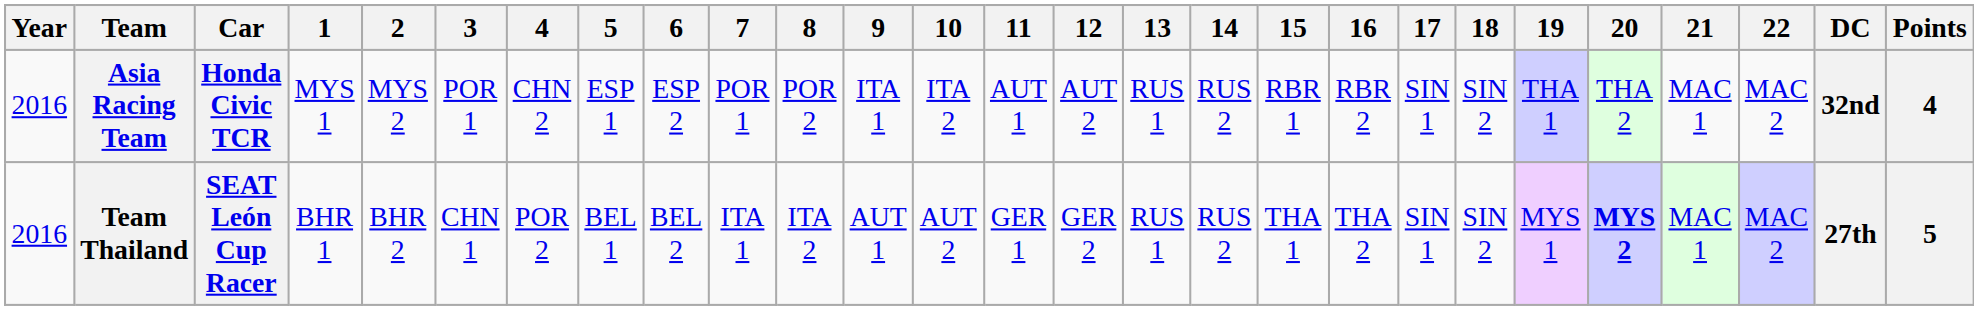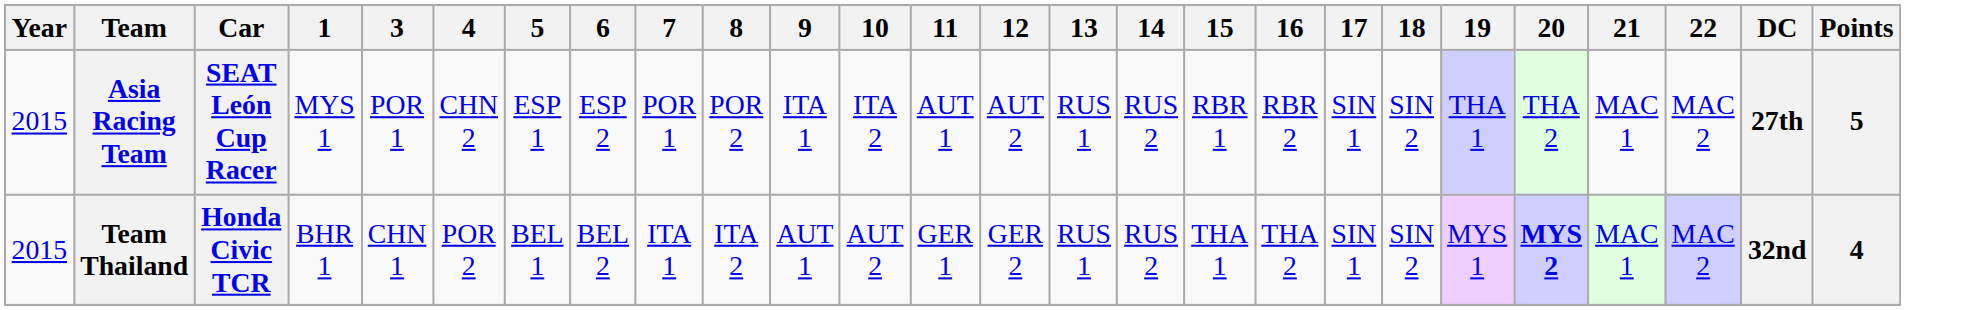- column: (398, 26)
(39, 105) 2016 -> (39, 121) 2015
(241, 105) Honda Civic TCR -> (241, 121) SEAT León Cup Racer
(1850, 105) 32nd -> (1777, 121) 27th
(1930, 105) 4 -> (1857, 121) 5
(39, 232) 2016 -> (39, 249) 2015
(241, 232) SEAT León Cup Racer -> (241, 249) Honda Civic TCR
(1850, 232) 27th -> (1777, 249) 32nd
(1930, 232) 5 -> (1857, 249) 4
